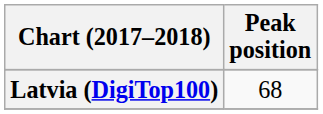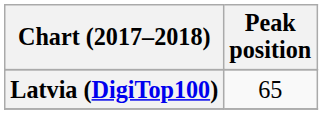(270, 89) 68 -> (270, 89) 65
